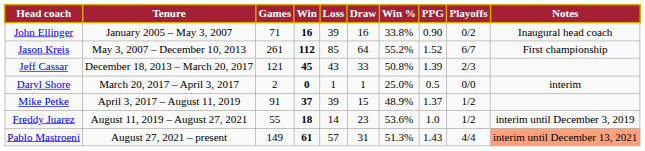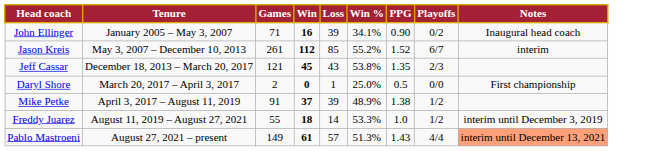- column: (363, 13)
(399, 32) 33.8% -> (367, 32) 34.1%
(565, 49) First championship -> (533, 49) interim
(399, 67) 50.8% -> (367, 67) 53.8%
(433, 67) 1.39 -> (401, 67) 1.35
(565, 84) interim -> (533, 84) First championship
(433, 102) 1.37 -> (401, 102) 1.38
(399, 119) 53.6% -> (367, 119) 53.3%
